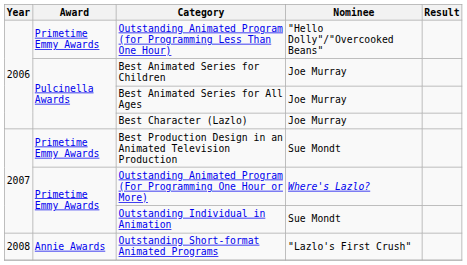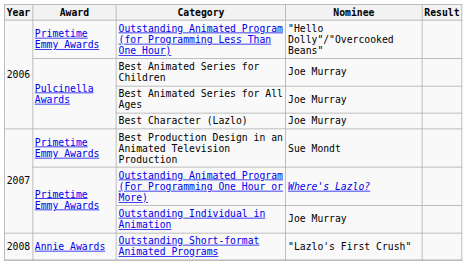(314, 219) Sue Mondt -> (317, 219) Joe Murray
